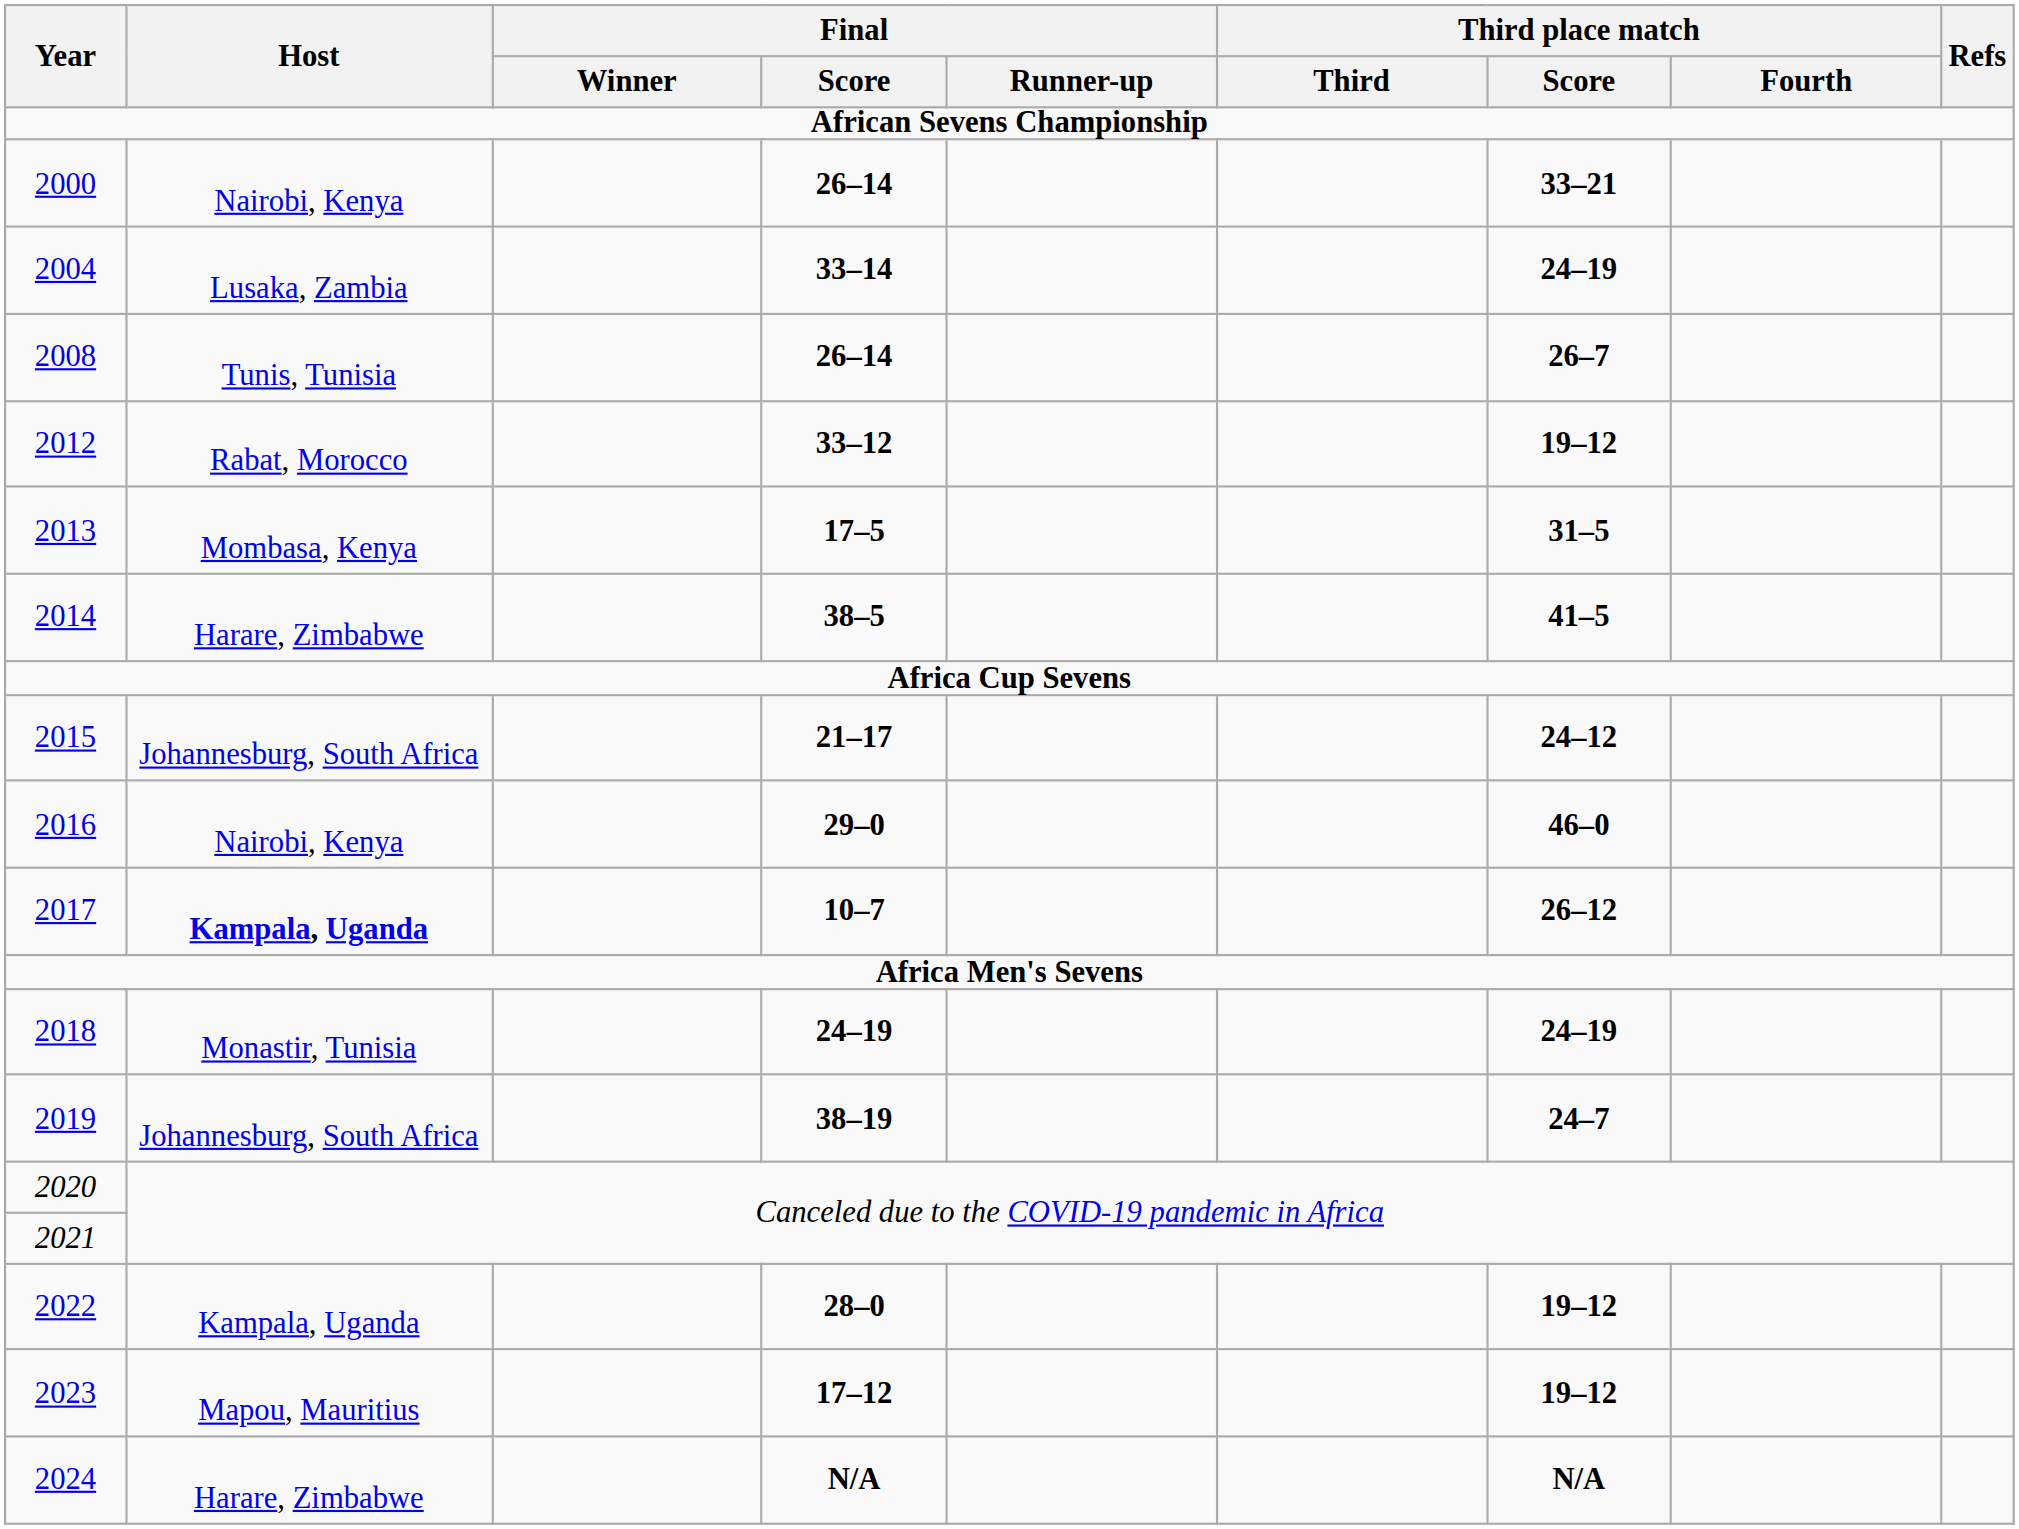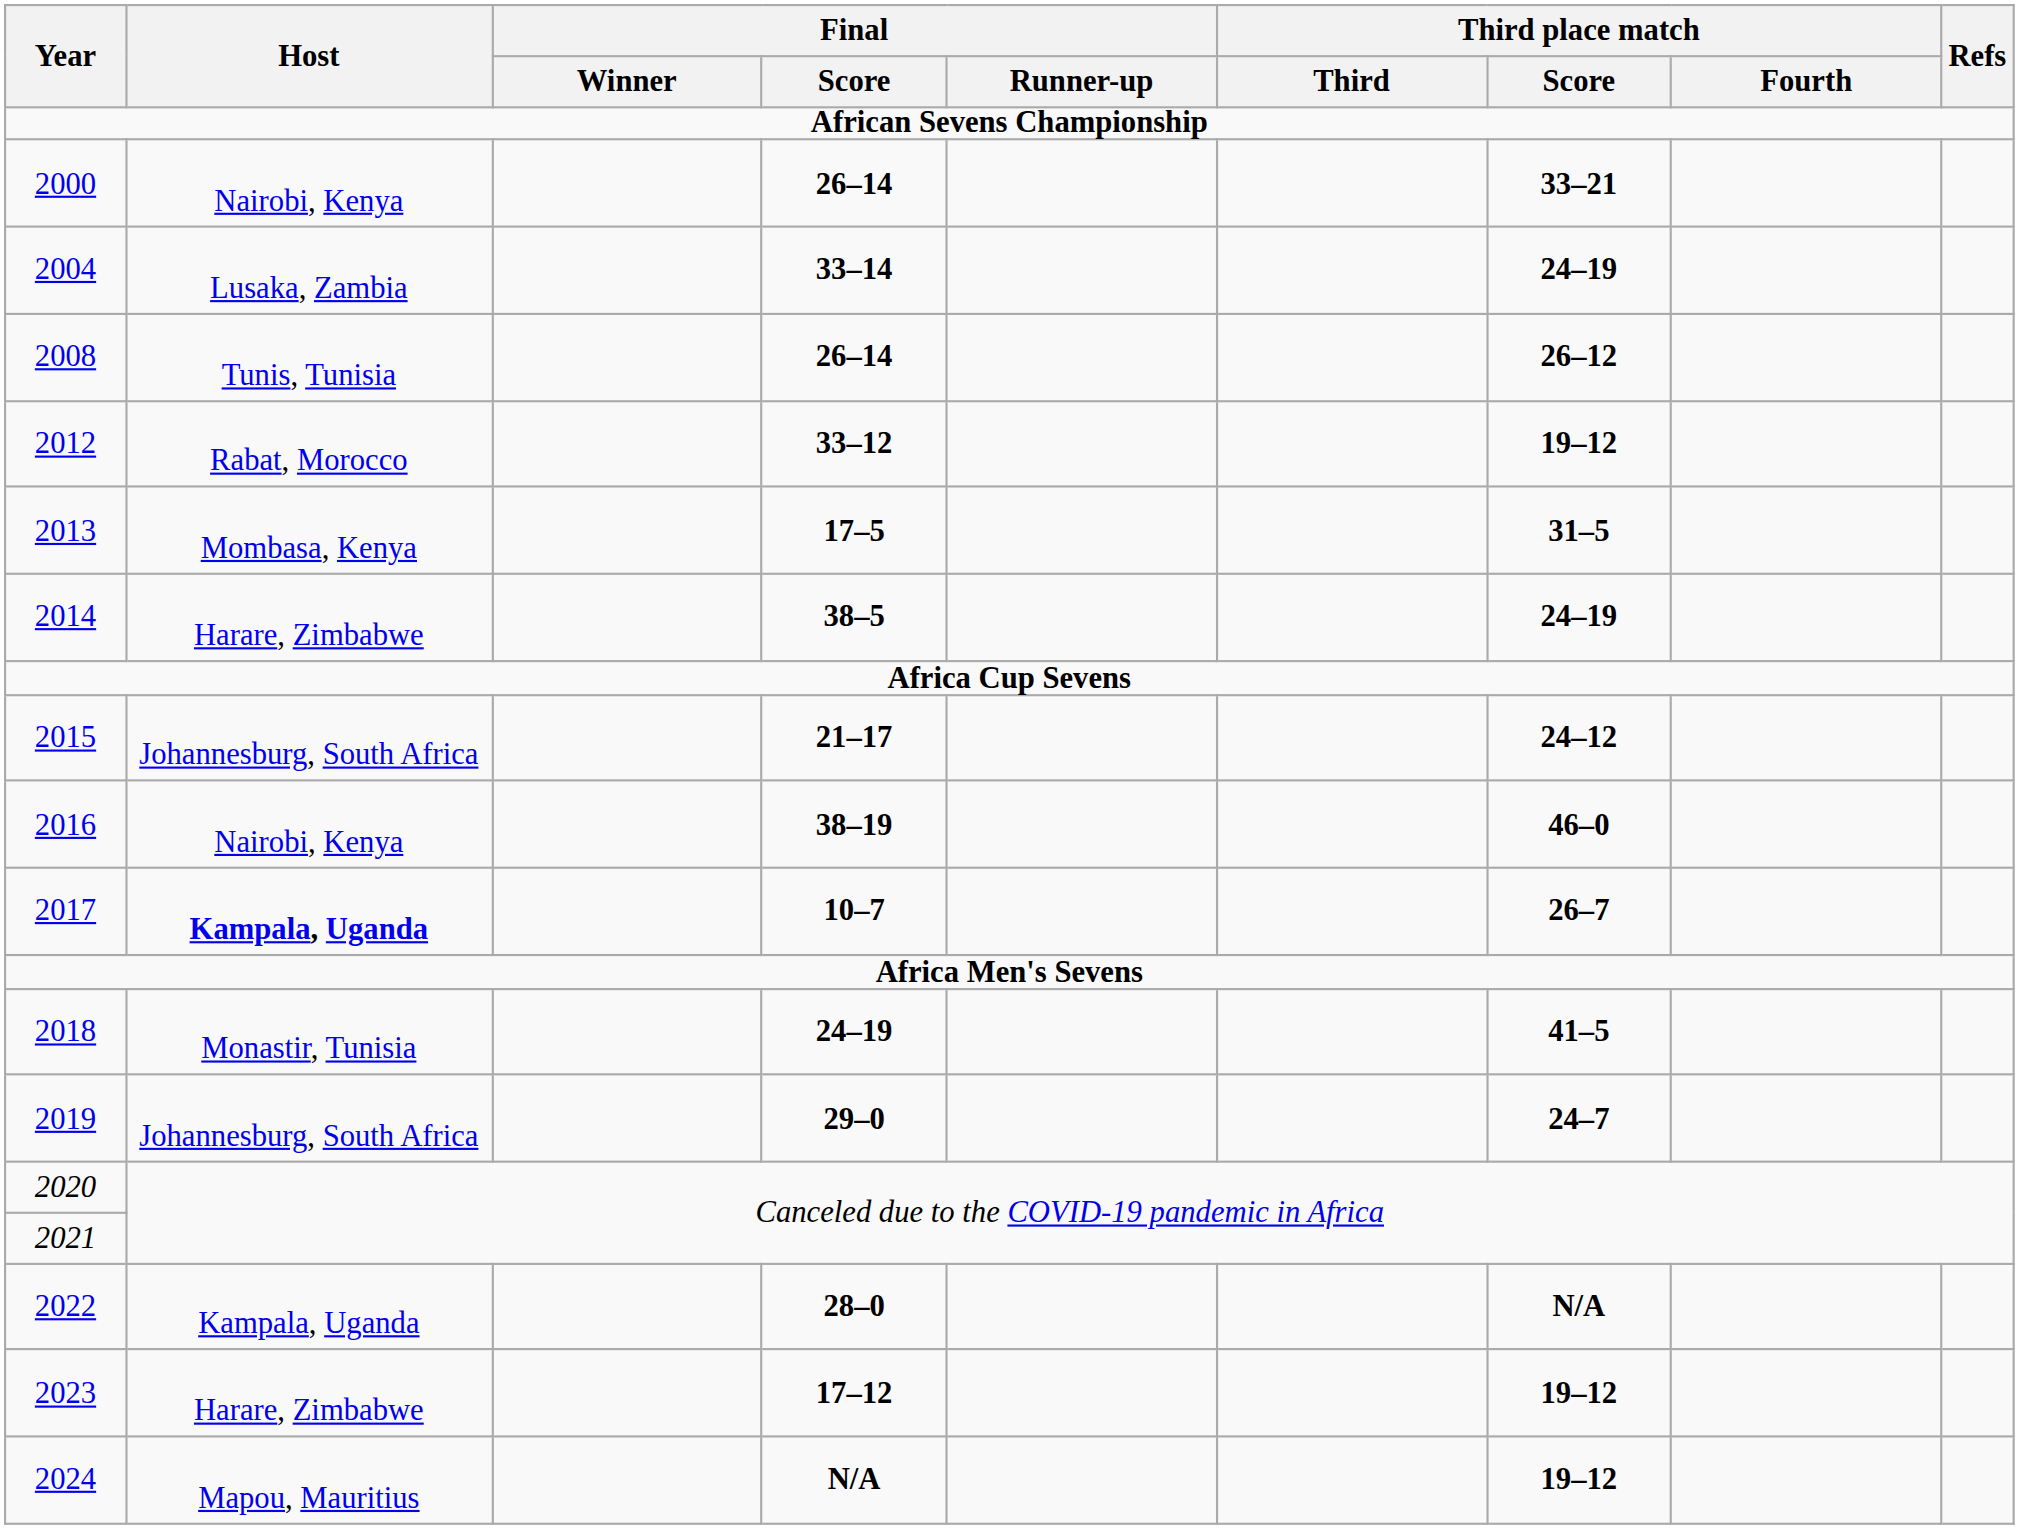(1579, 356) 26–7 -> (1579, 356) 26–12
(1579, 616) 41–5 -> (1579, 616) 24–19
(854, 824) 29–0 -> (854, 824) 38–19
(1579, 910) 26–12 -> (1579, 910) 26–7
(1579, 1031) 24–19 -> (1579, 1031) 41–5
(854, 1118) 38–19 -> (854, 1118) 29–0
(1579, 1306) 19–12 -> (1579, 1306) N/A
(309, 1410) Mapou, Mauritius -> (309, 1410) Harare, Zimbabwe
(309, 1497) Harare, Zimbabwe -> (309, 1497) Mapou, Mauritius
(1579, 1479) N/A -> (1579, 1479) 19–12
